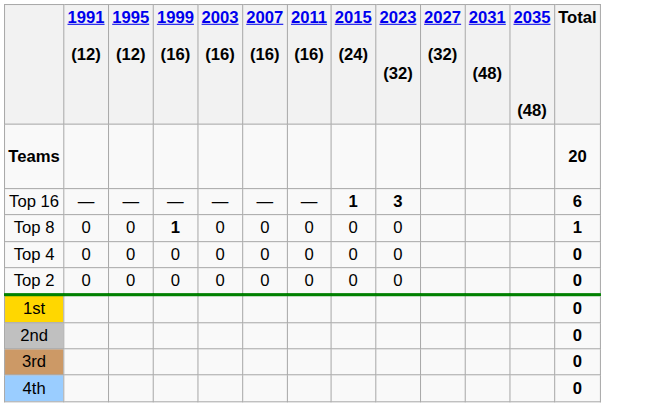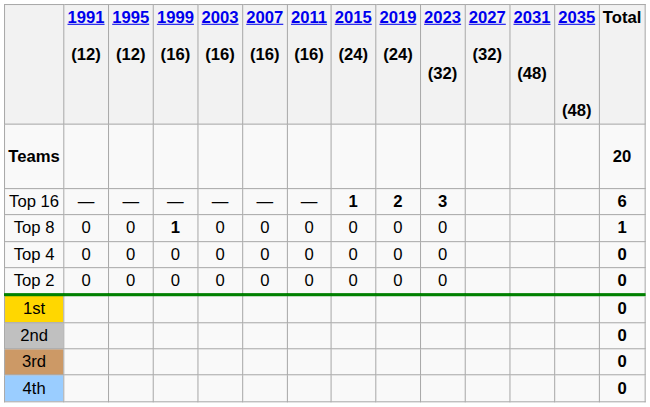+ column: (398, 36)
